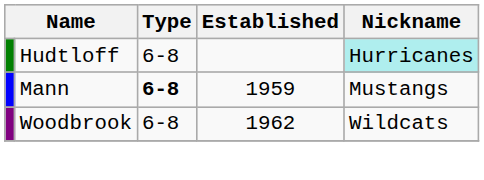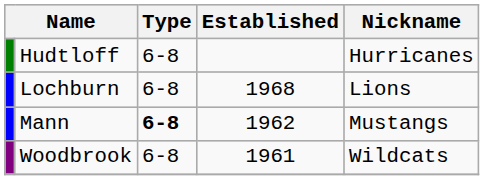(411, 56) paleturquoise background -> (411, 56) no background
+ row: (70, 90)
(270, 90) 1959 -> (270, 123) 1962
(270, 123) 1962 -> (270, 157) 1961
